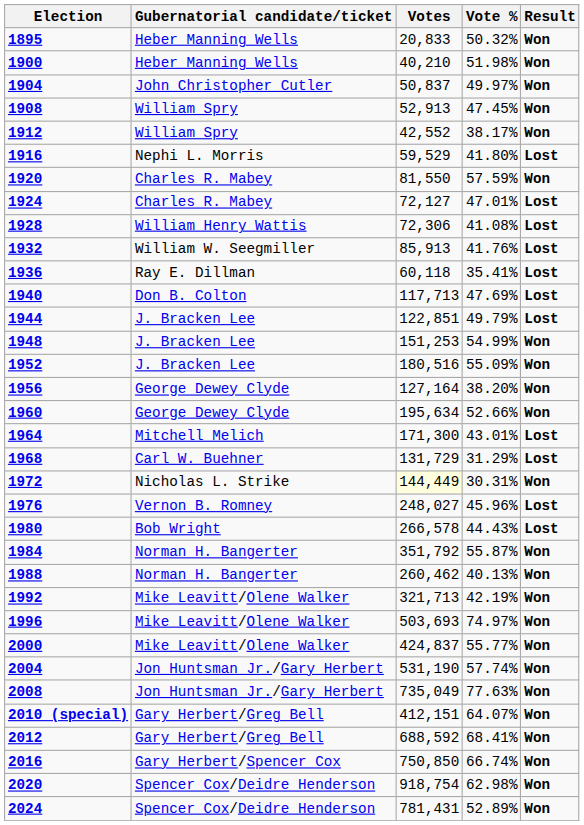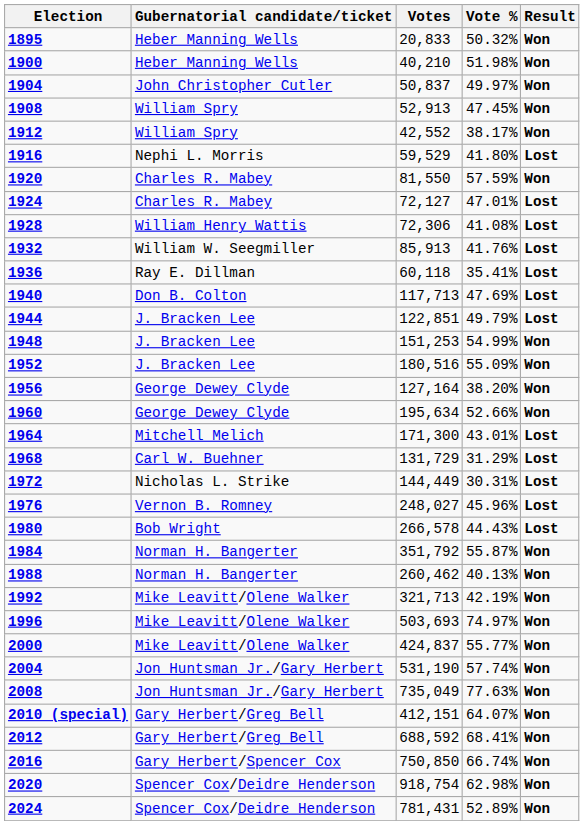(429, 482) lightyellow background -> (429, 482) no background
(537, 482) Won -> (542, 482) Lost
